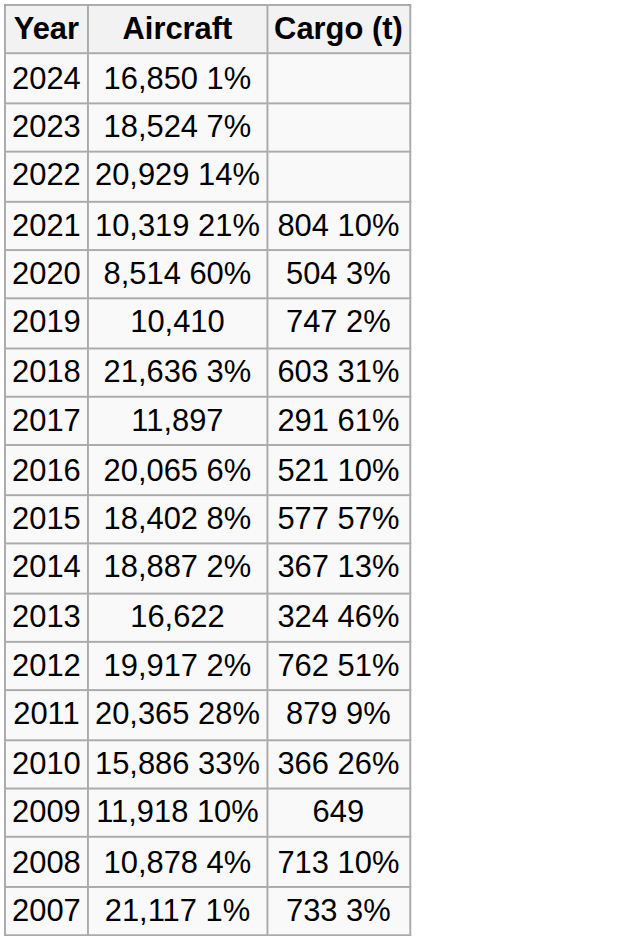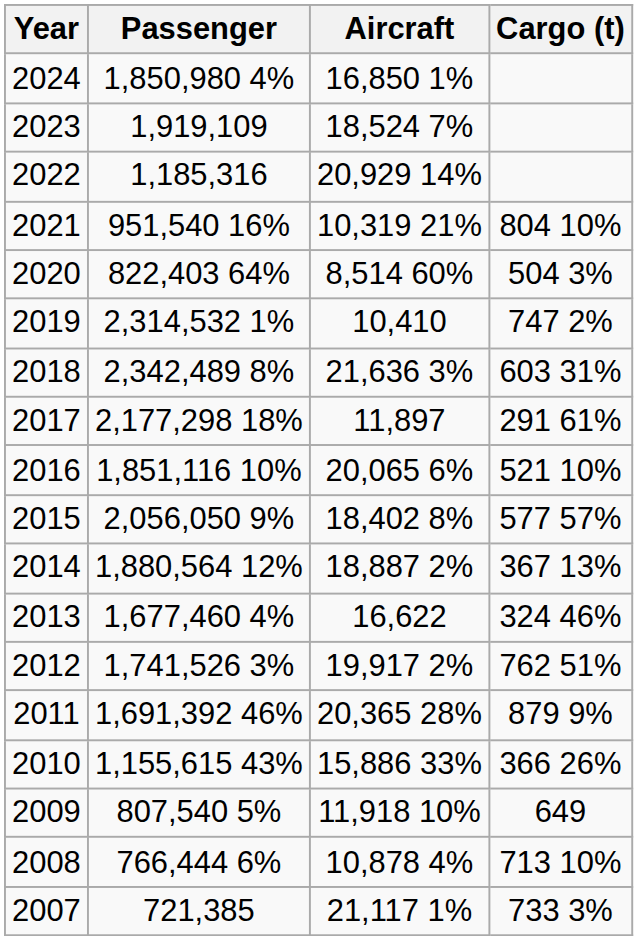+ column: (199, 28)
